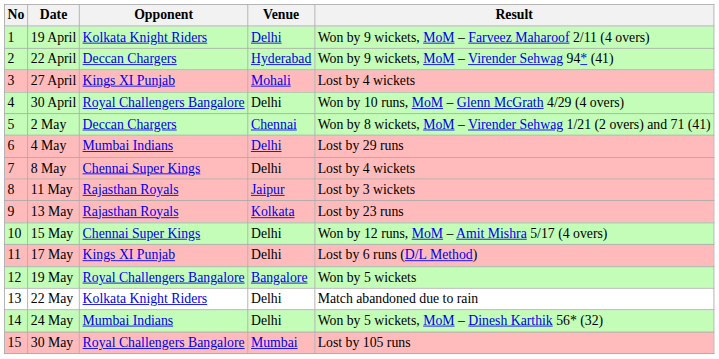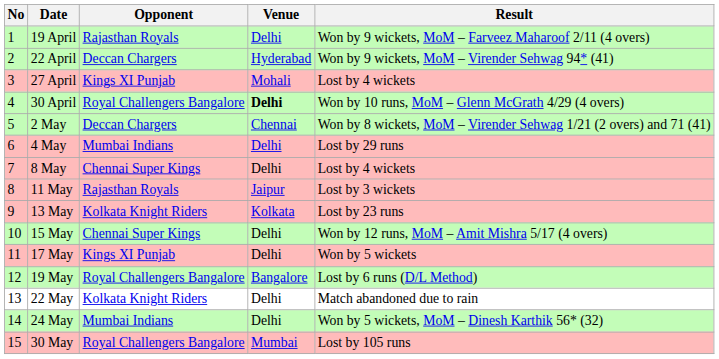(145, 37) Kolkata Knight Riders -> (131, 37) Rajasthan Royals
(266, 102) normal -> (267, 102) bold
(131, 211) Rajasthan Royals -> (145, 211) Kolkata Knight Riders
(397, 255) Lost by 6 runs (D/L Method) -> (367, 255) Won by 5 wickets
(367, 277) Won by 5 wickets -> (397, 277) Lost by 6 runs (D/L Method)
